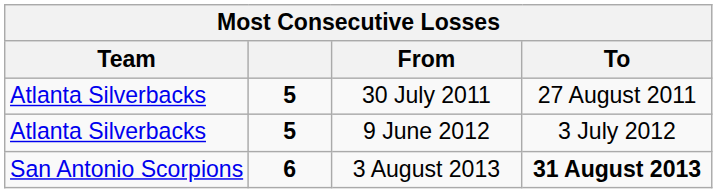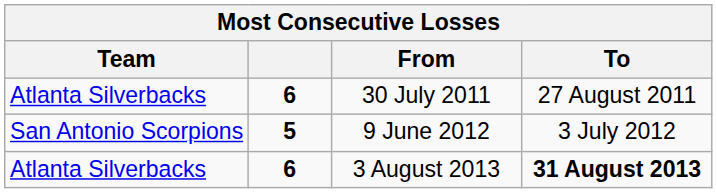(290, 95) 5 -> (290, 95) 6
(108, 132) Atlanta Silverbacks -> (127, 132) San Antonio Scorpions
(127, 168) San Antonio Scorpions -> (108, 168) Atlanta Silverbacks
